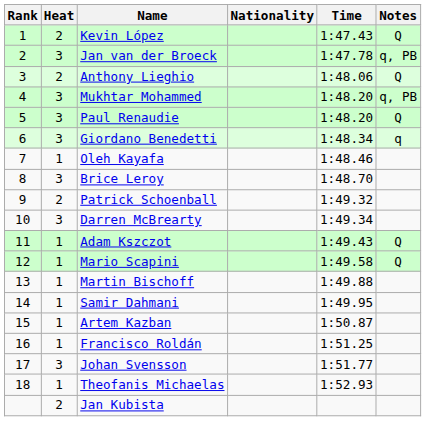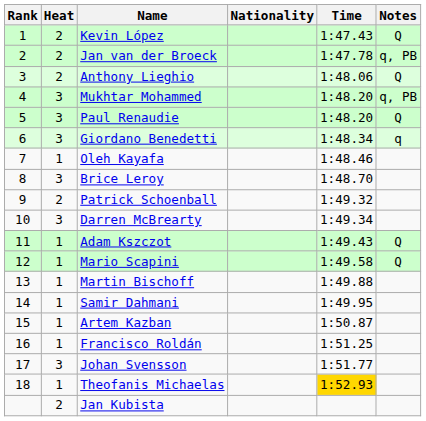(59, 56) 3 -> (59, 56) 2
(347, 385) no background -> (347, 385) gold background
